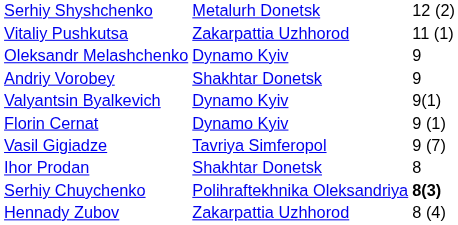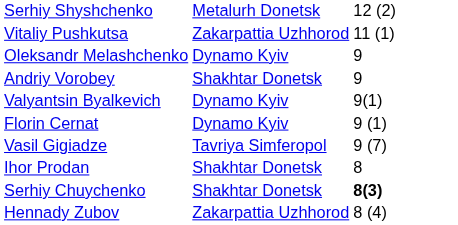(300, 190) Polihraftekhnika Oleksandriya -> (257, 190) Shakhtar Donetsk
